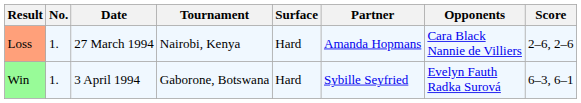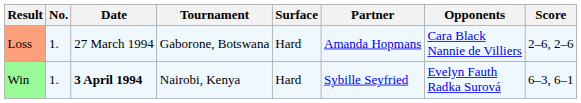(200, 43) Nairobi, Kenya -> (215, 43) Gaborone, Botswana
(107, 79) normal -> (108, 79) bold
(215, 79) Gaborone, Botswana -> (200, 79) Nairobi, Kenya
